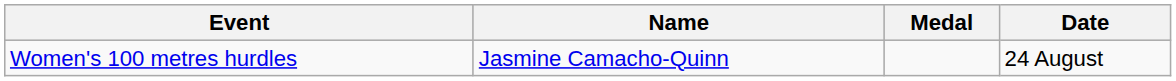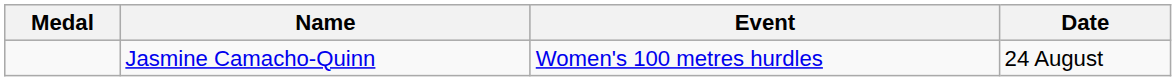columns swapped: (942, 23) <-> (239, 23)
